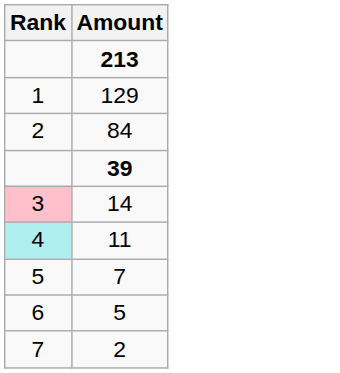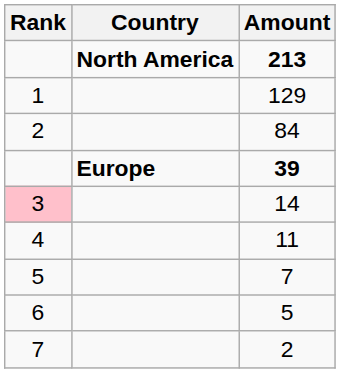+ column: (155, 22)
(38, 240) paleturquoise background -> (38, 240) no background
